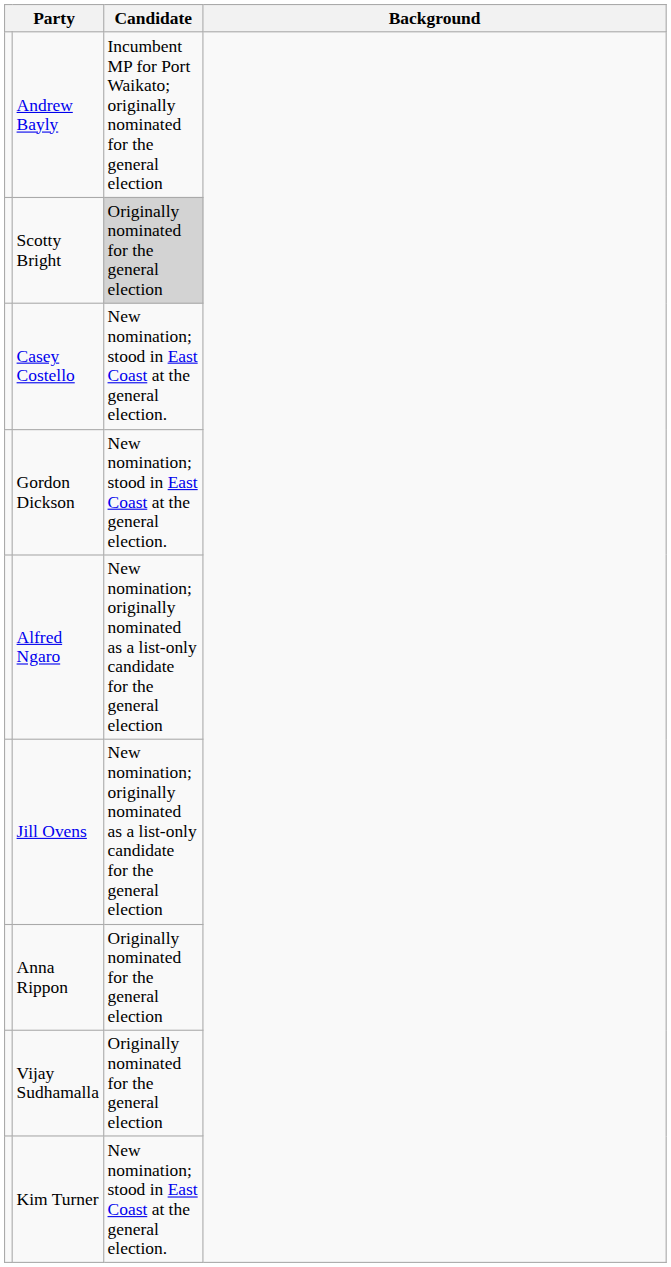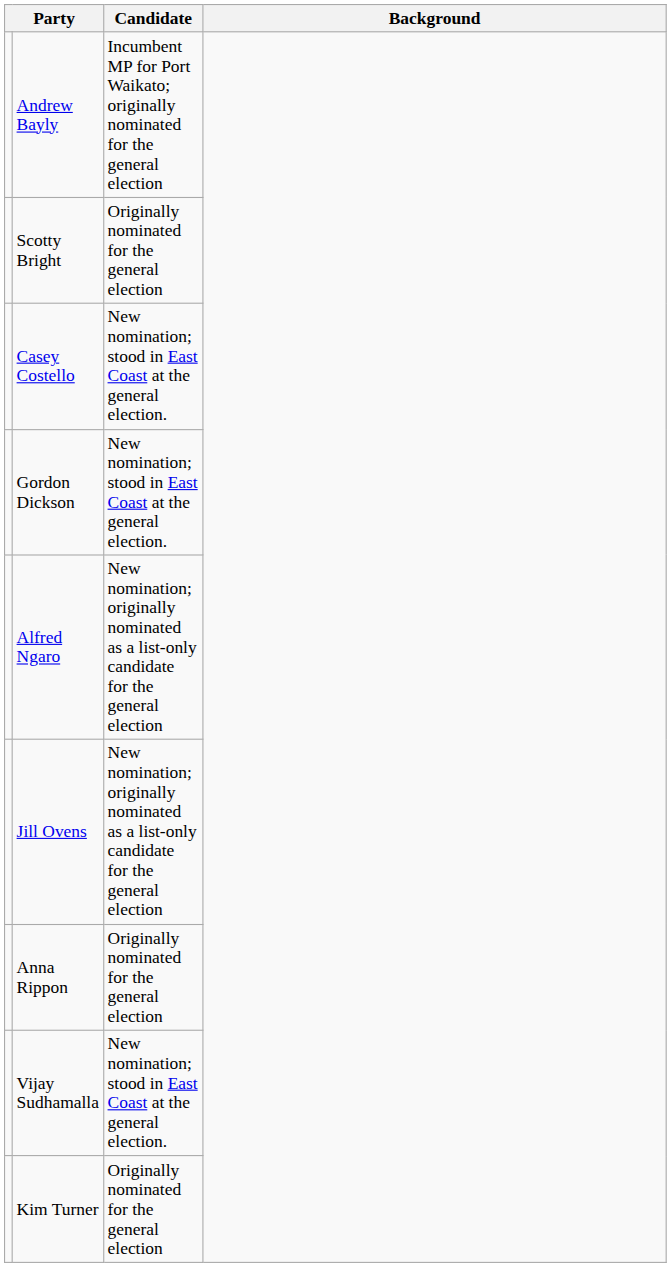(144, 250) lightgrey background -> (144, 250) no background
(144, 1083) Originally nominated for the general election -> (153, 1093) New nomination; stood in East Coast at the general election.
(153, 1199) New nomination; stood in East Coast at the general election. -> (144, 1209) Originally nominated for the general election
